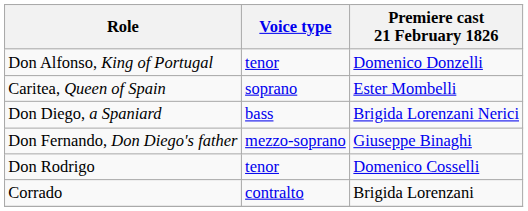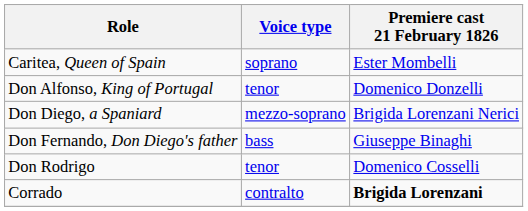rows swapped: (87, 88) <-> (111, 62)
(259, 114) bass -> (295, 114) mezzo-soprano
(295, 140) mezzo-soprano -> (259, 140) bass
(414, 192) normal -> (418, 192) bold
